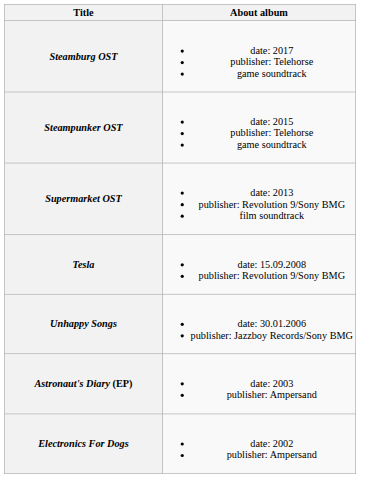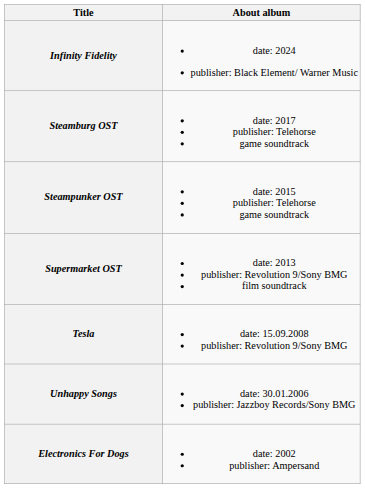+ row: (83, 55)
- row: (83, 383)
